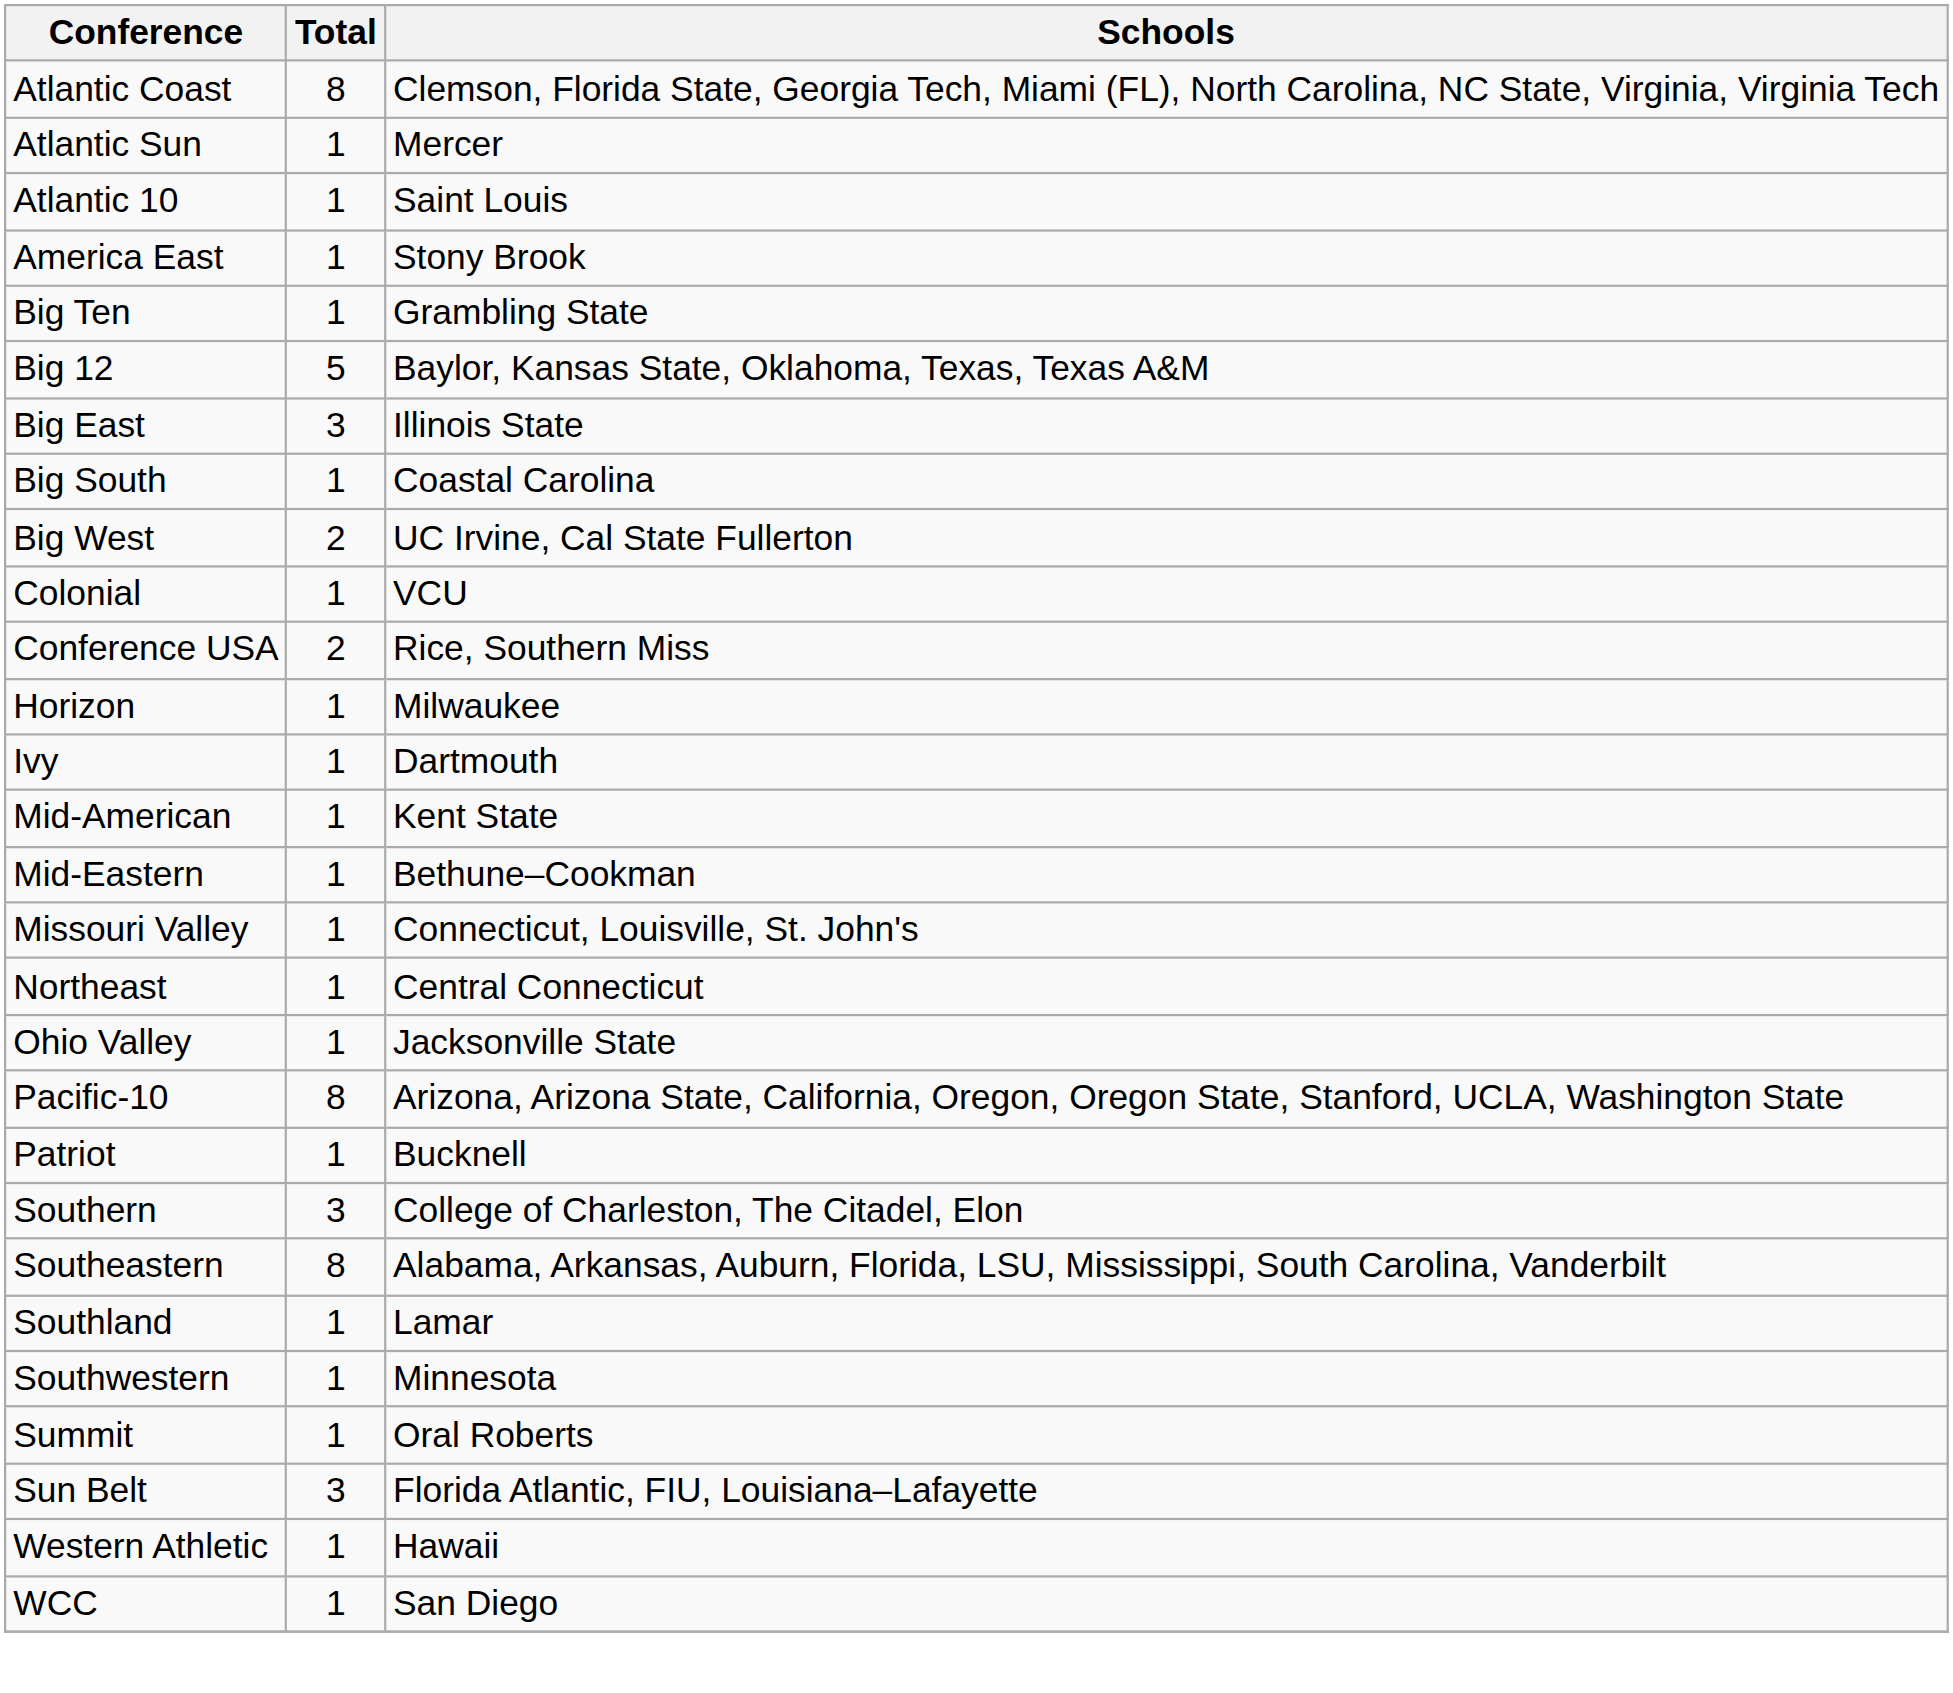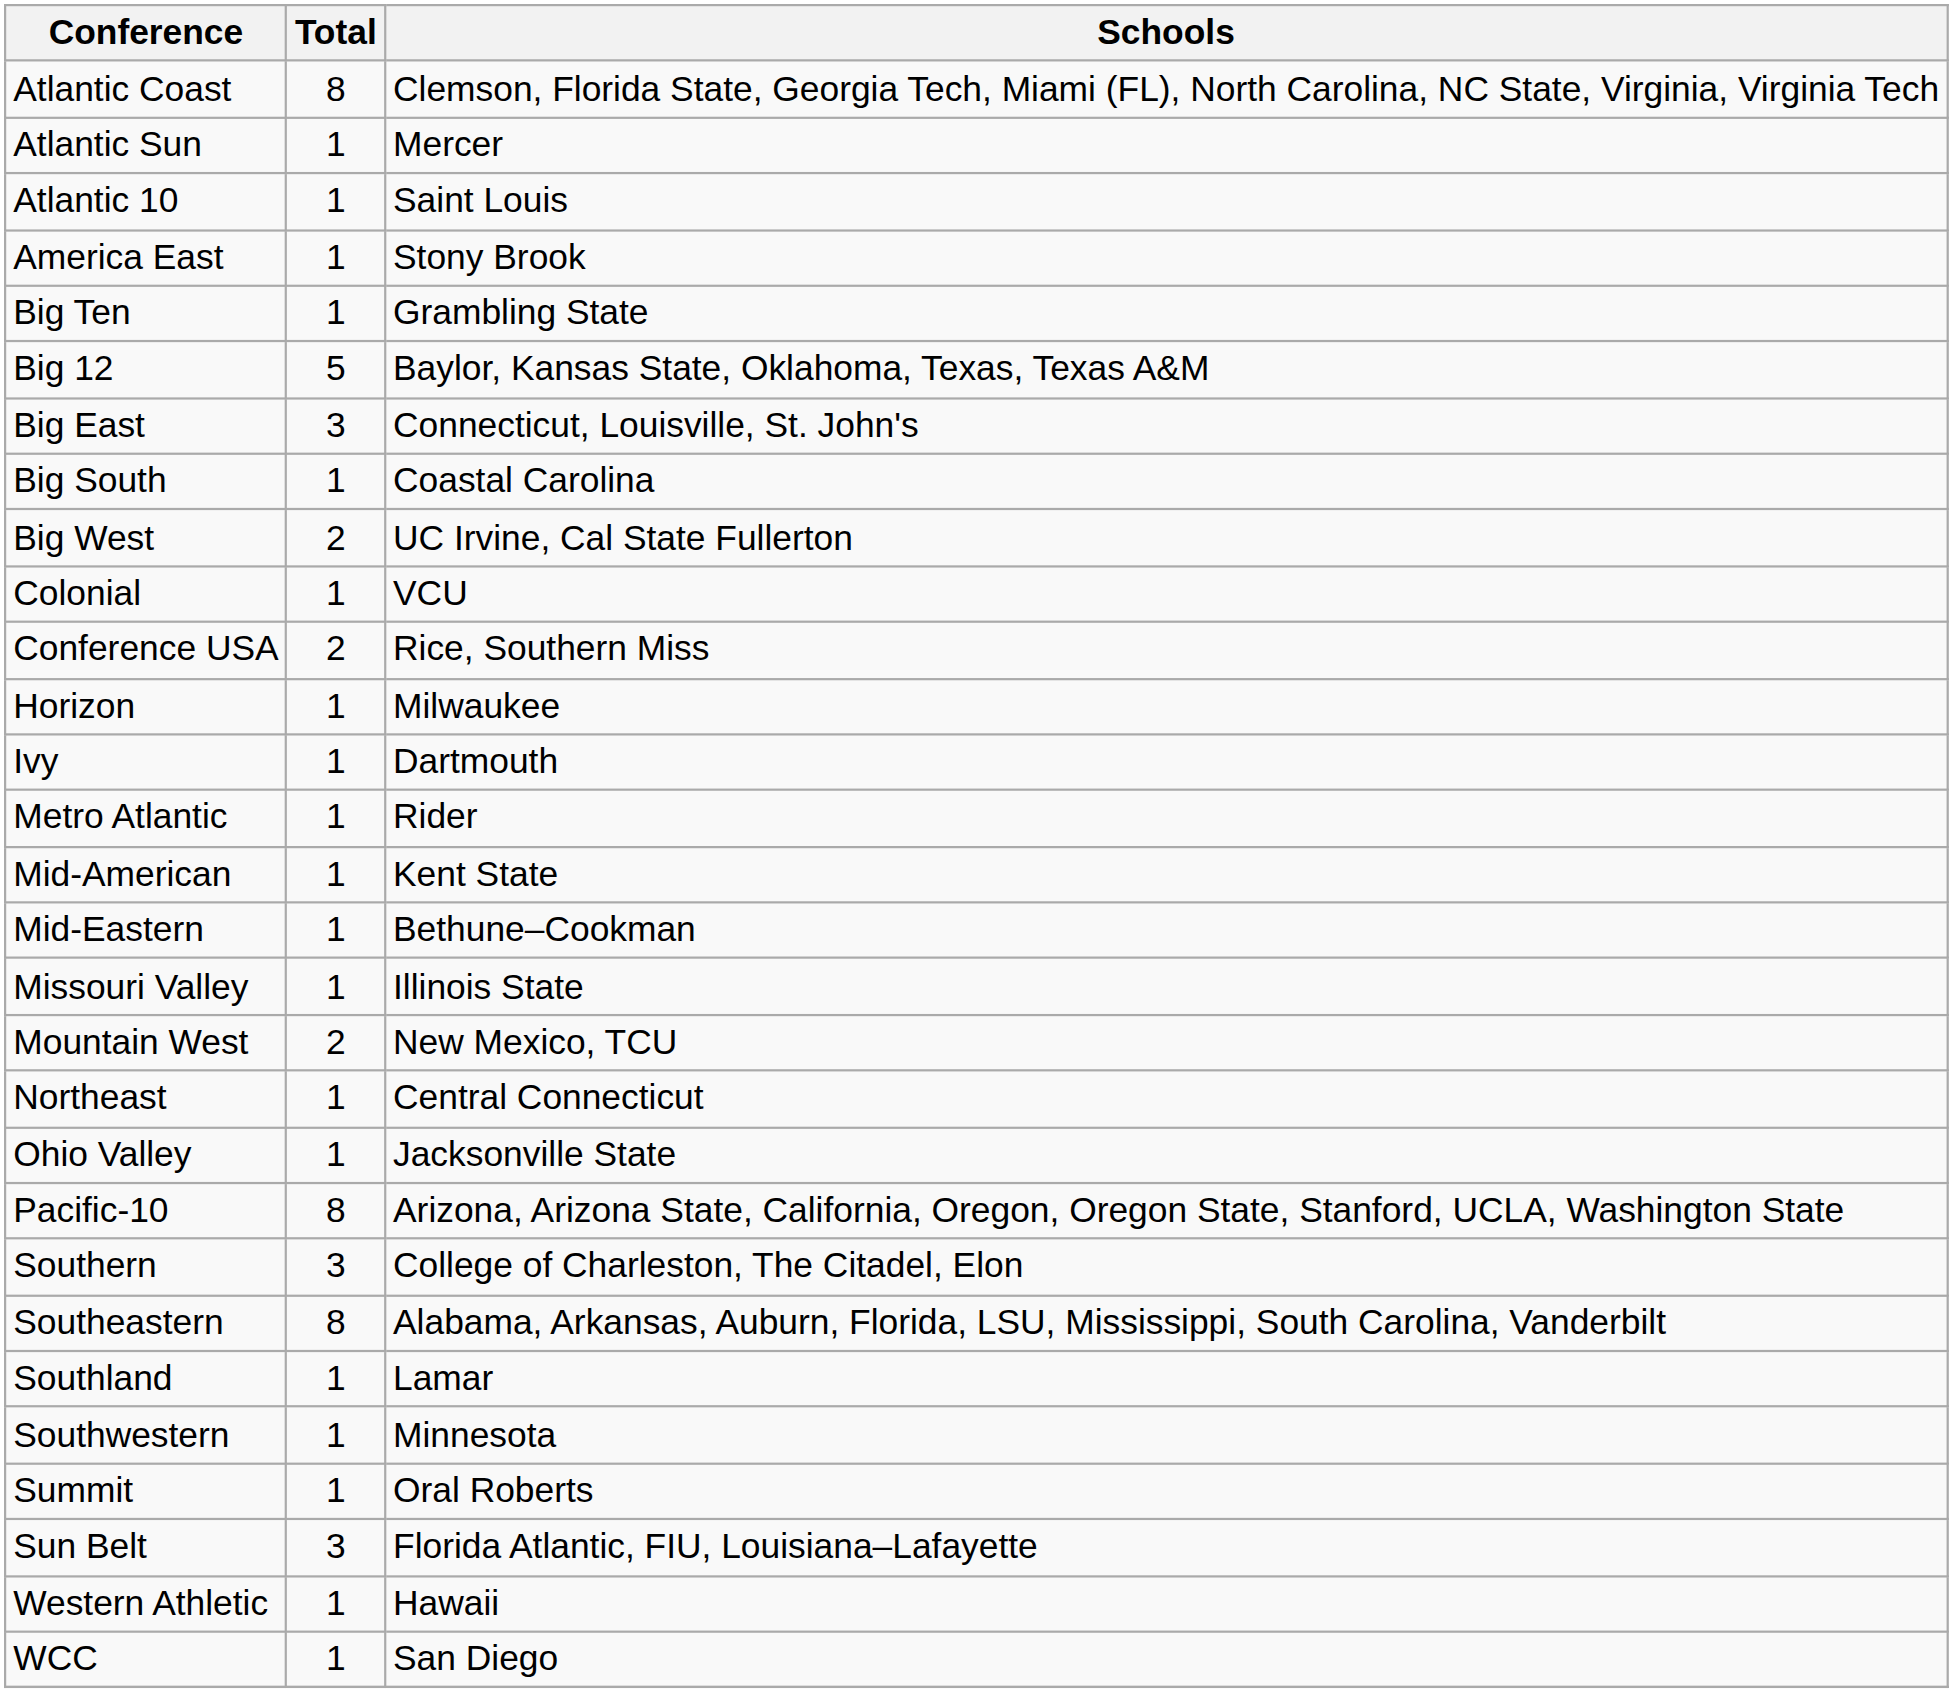(488, 425) Illinois State -> (656, 425) Connecticut, Louisville, St. John's
+ row: (120, 817)
(656, 929) Connecticut, Louisville, St. John's -> (488, 985) Illinois State
+ row: (131, 1041)
- row: (64, 1154)
